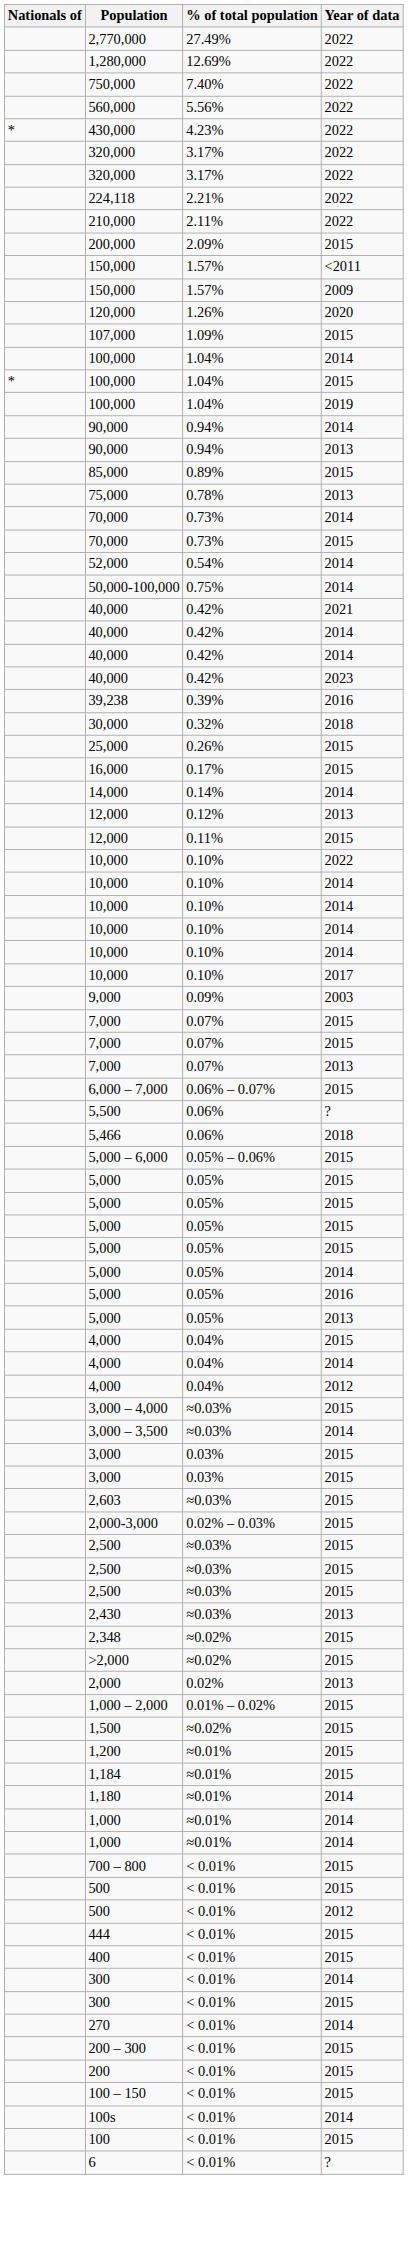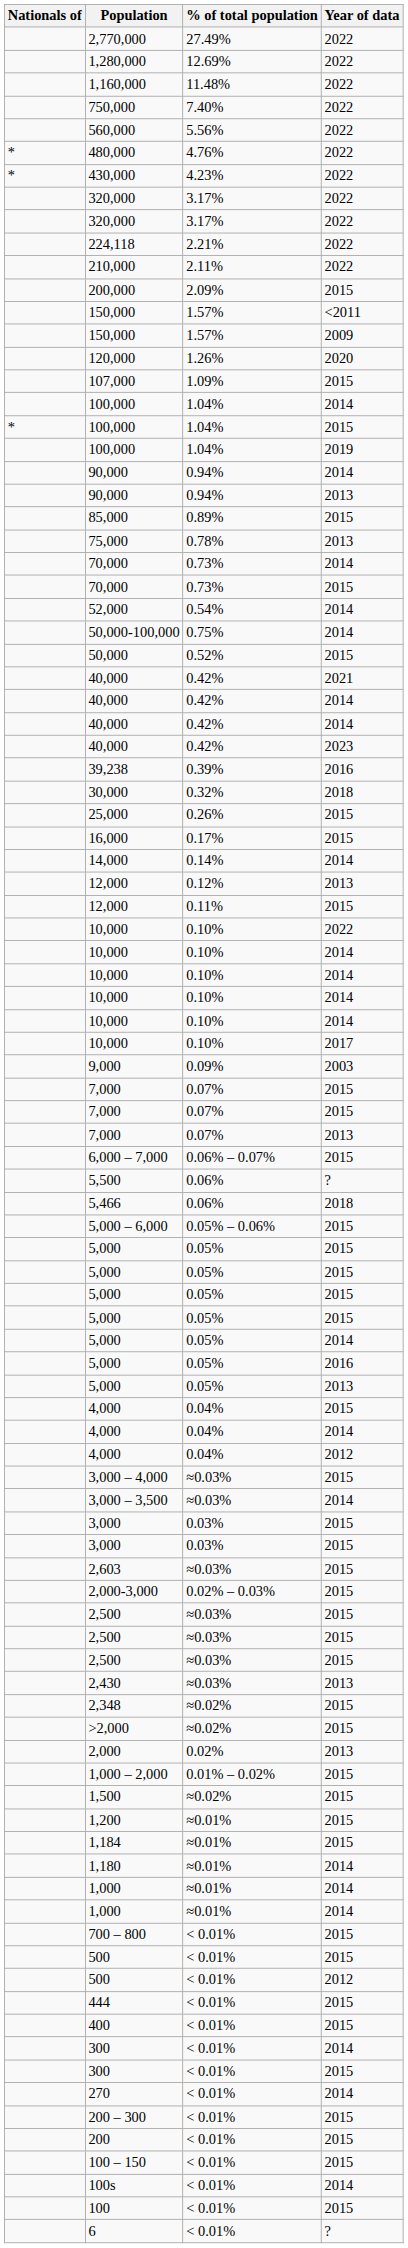+ row: (117, 84)
+ row: (112, 152)
+ row: (108, 655)
